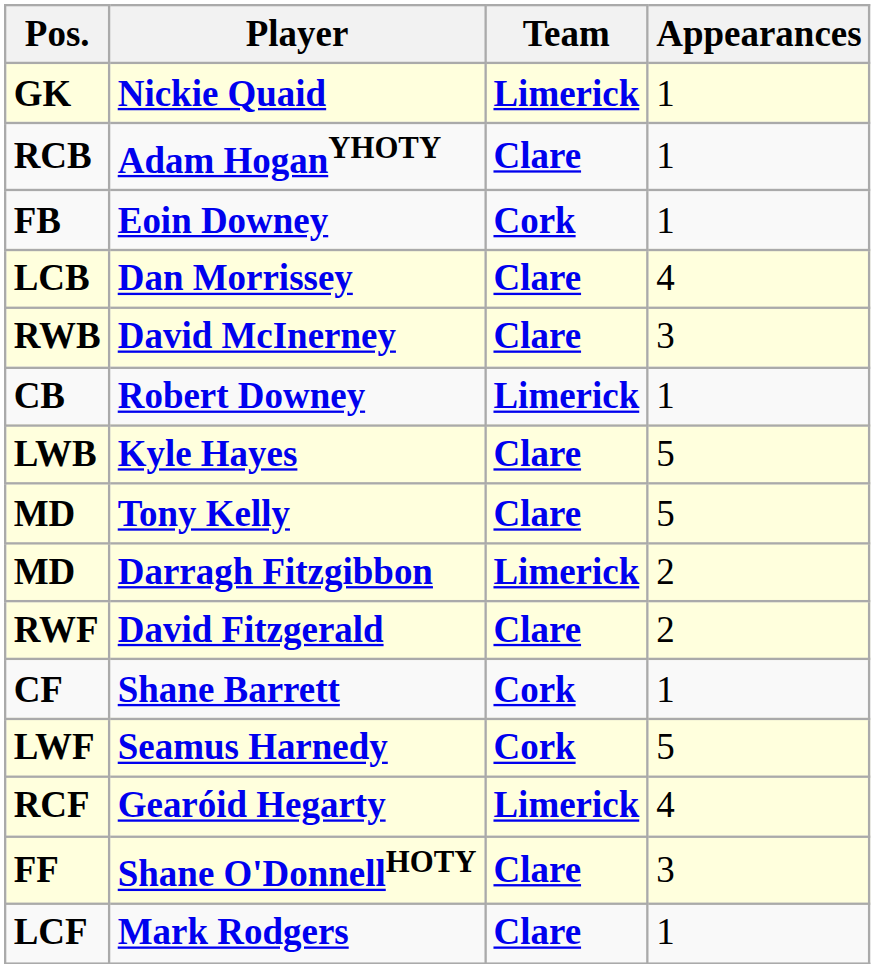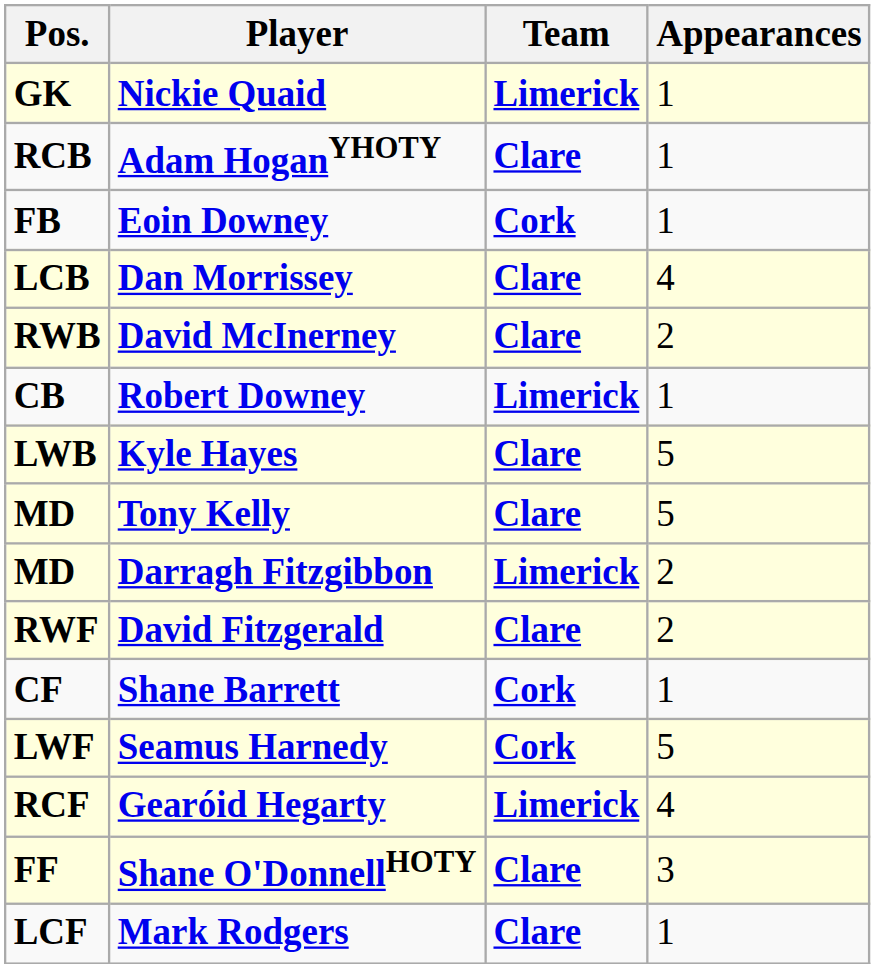(665, 336) 3 -> (665, 336) 2
